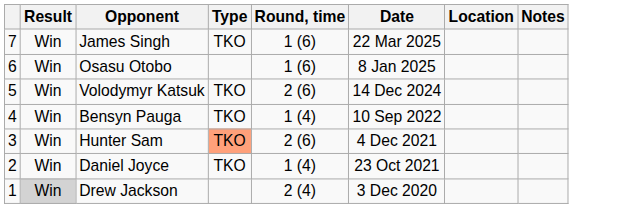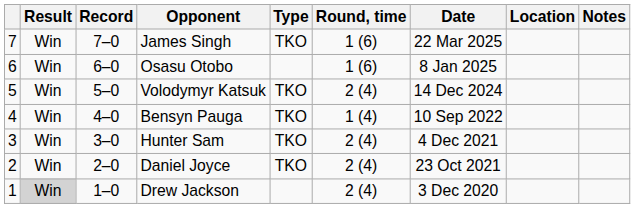+ column: (106, 16)
(300, 91) 2 (6) -> (361, 91) 2 (4)
(230, 141) lightsalmon background -> (291, 141) no background
(300, 141) 2 (6) -> (361, 141) 2 (4)
(300, 166) 1 (4) -> (361, 166) 2 (4)
